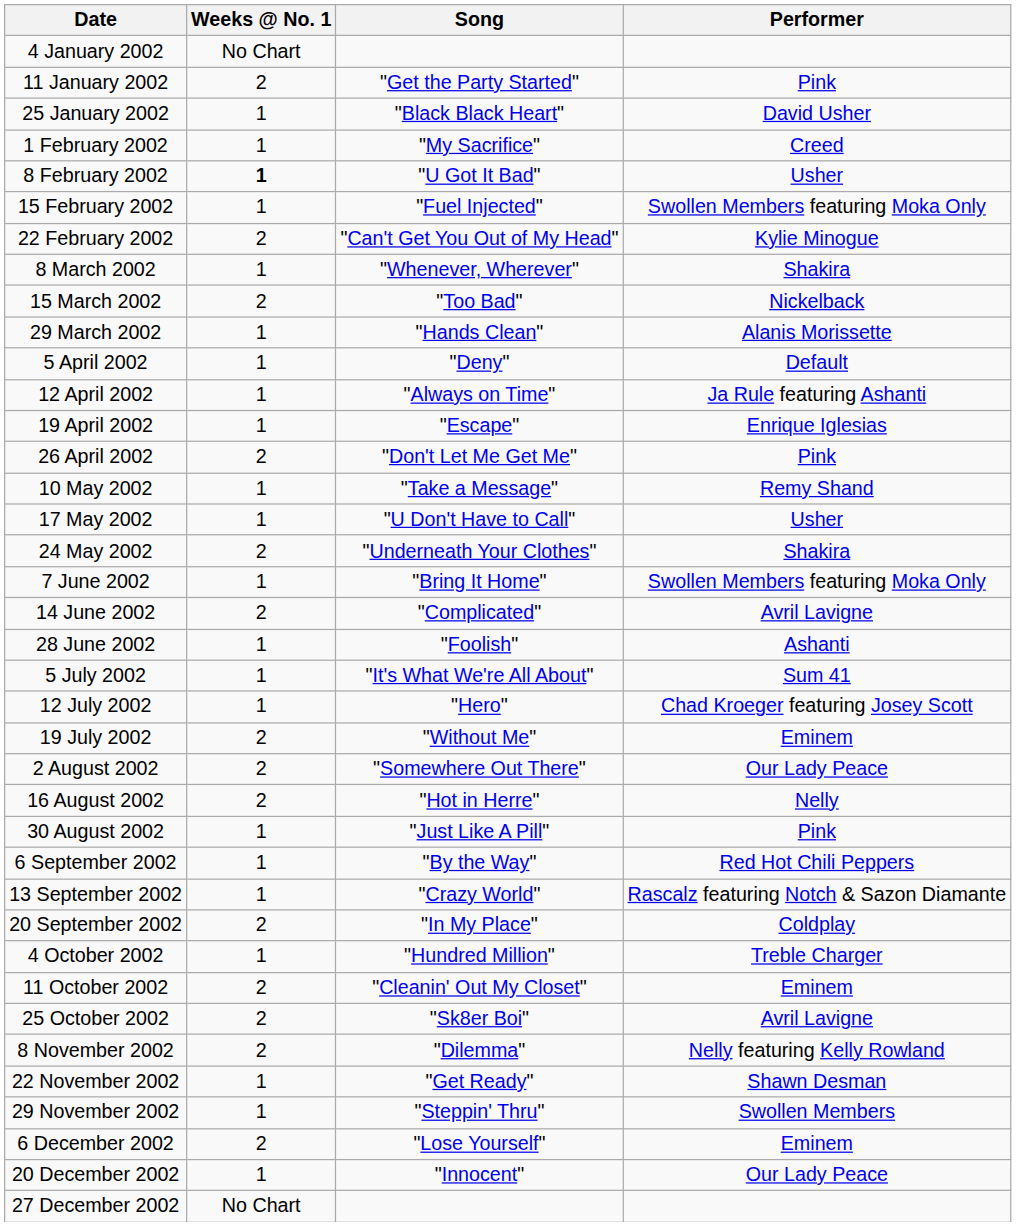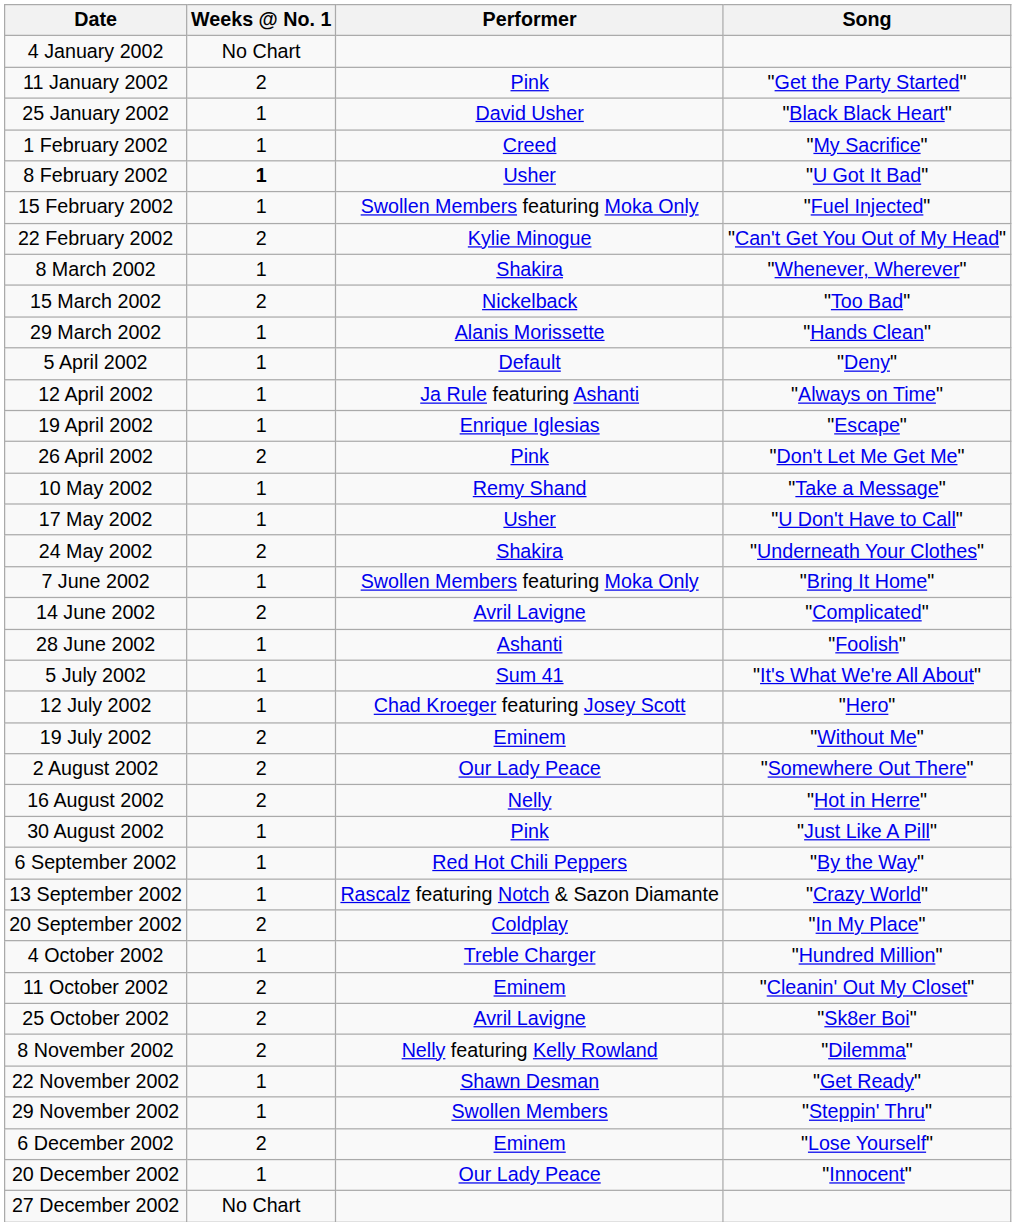columns swapped: (479, 20) <-> (817, 20)
